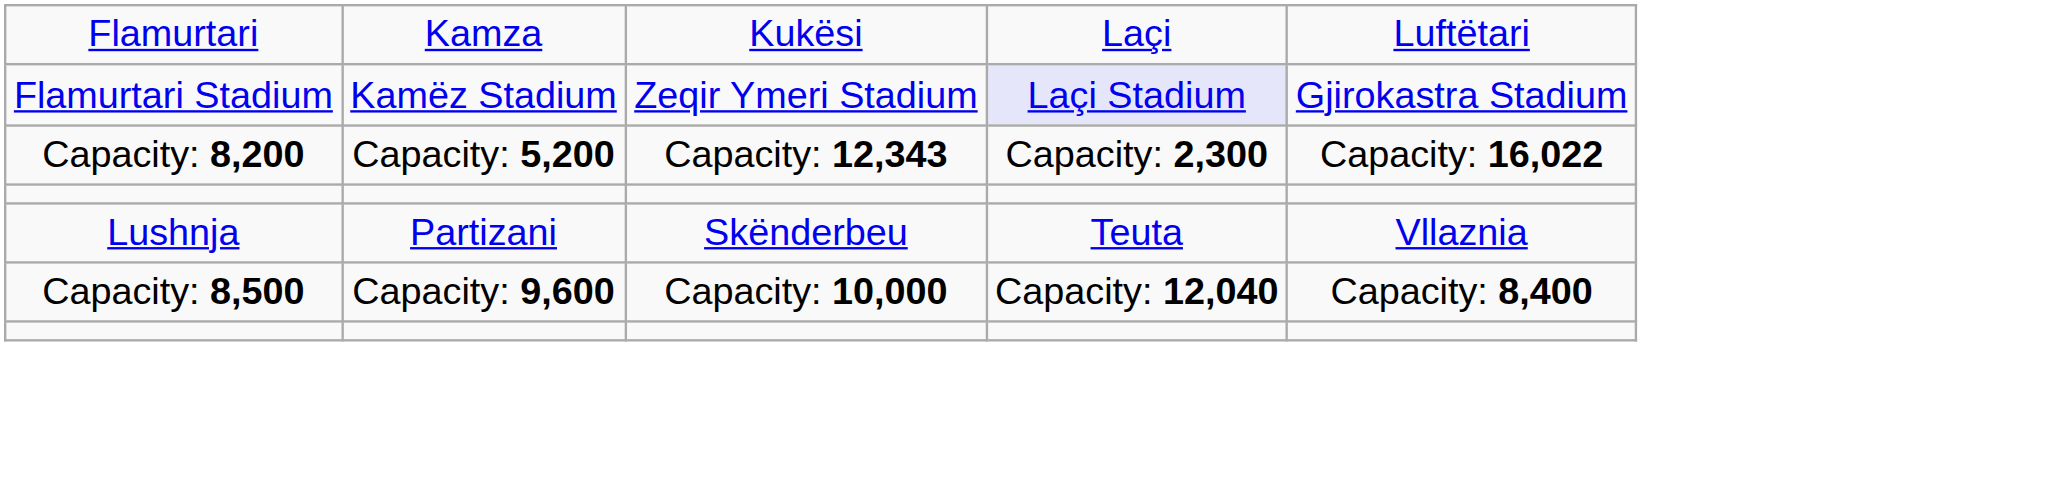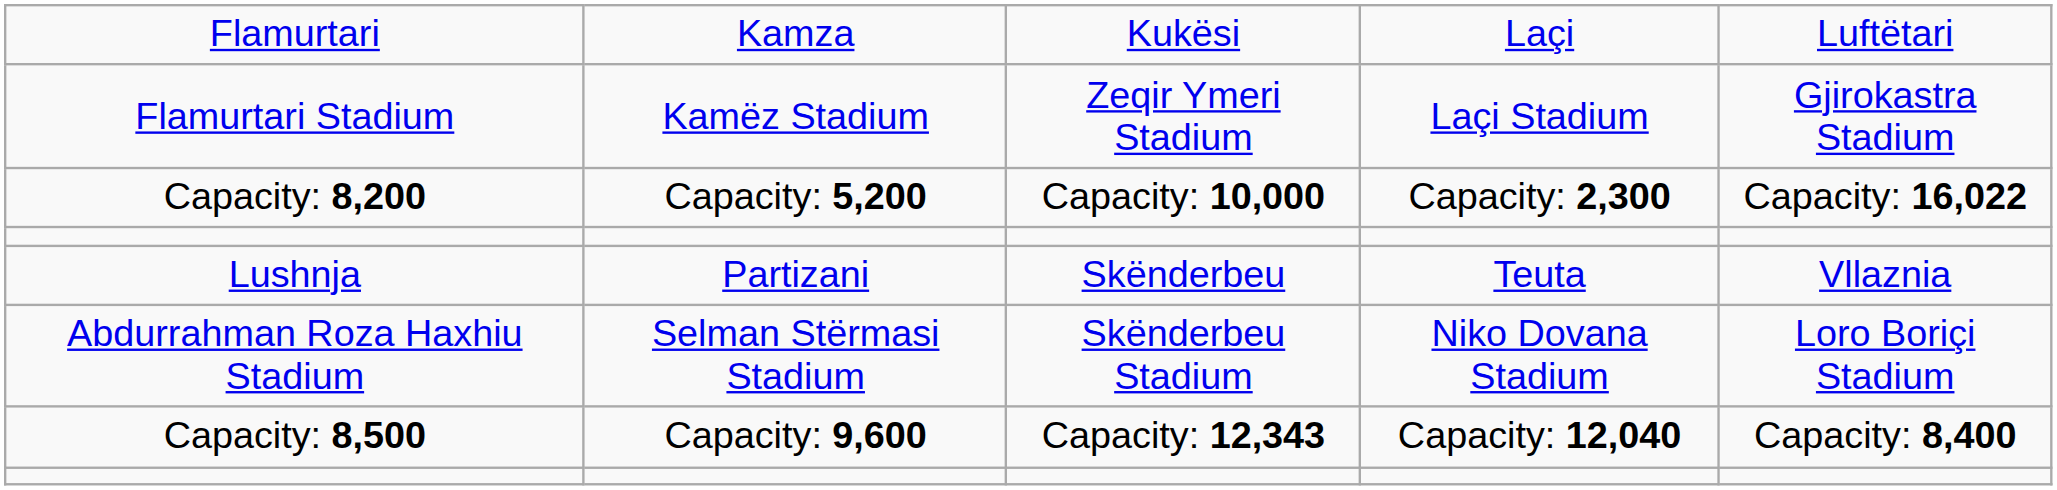(1137, 94) lavender background -> (1540, 115) no background
(806, 154) Capacity: 12,343 -> (1183, 196) Capacity: 10,000
+ row: (295, 355)
(806, 291) Capacity: 10,000 -> (1183, 436) Capacity: 12,343
